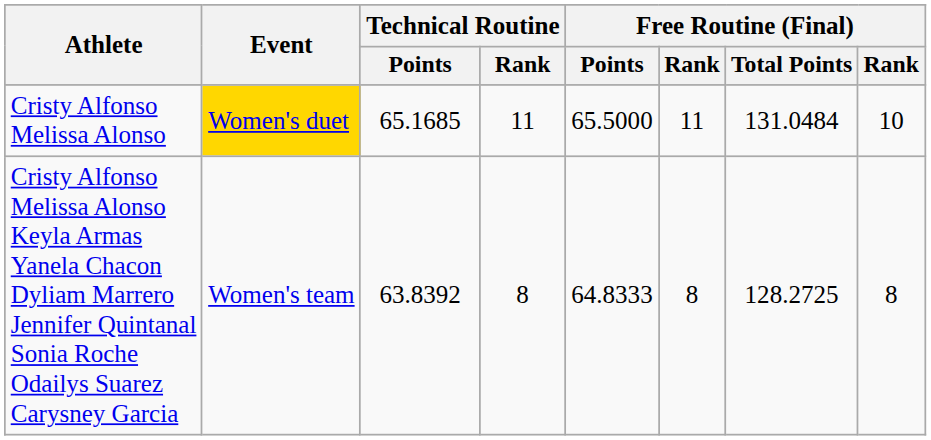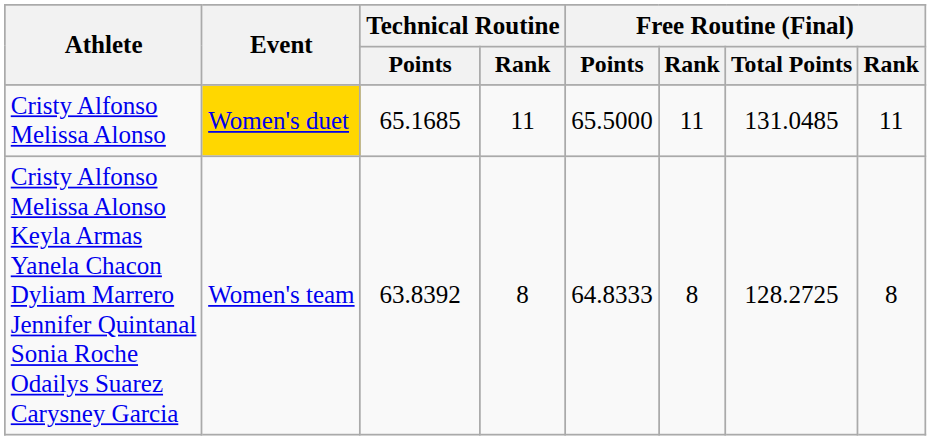(792, 120) 131.0484 -> (792, 120) 131.0485
(891, 120) 10 -> (891, 120) 11
